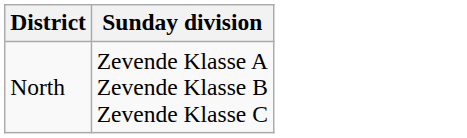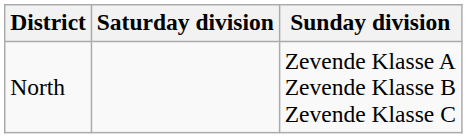+ column: (185, 23)
